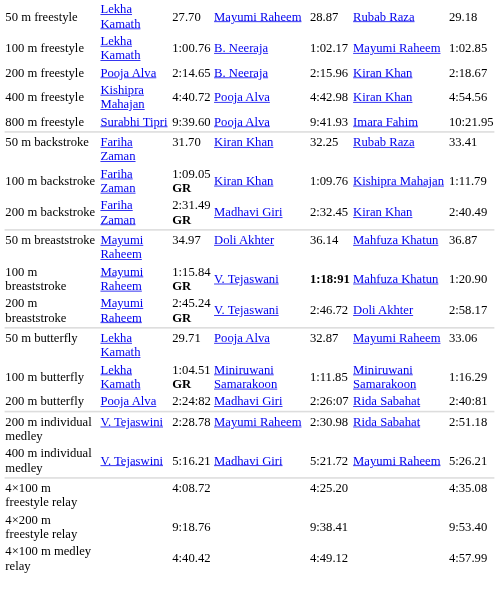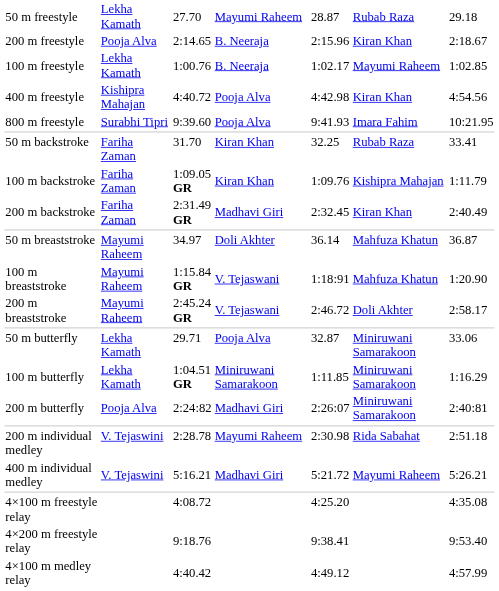rows swapped: (45, 48) <-> (45, 72)
(330, 278) bold -> (330, 278) normal
(397, 338) Mayumi Raheem -> (384, 345) Miniruwani Samarakoon
(387, 401) Rida Sabahat -> (384, 408) Miniruwani Samarakoon
